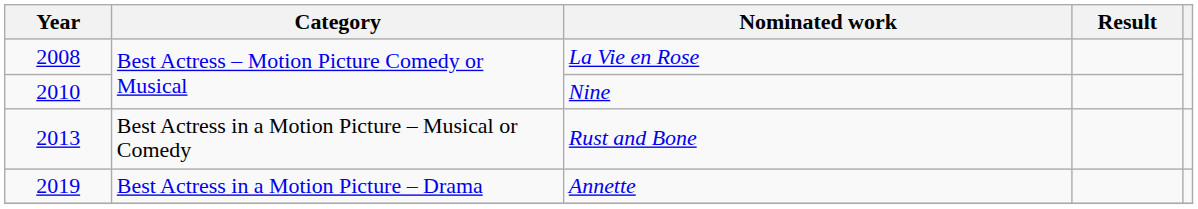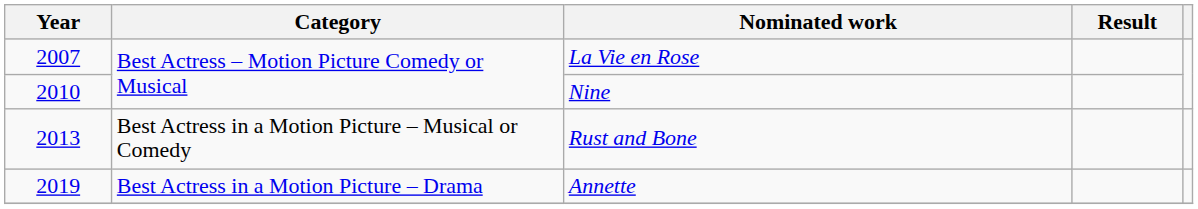(58, 56) 2008 -> (58, 56) 2007
